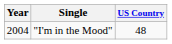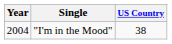(141, 30) 48 -> (141, 30) 38
